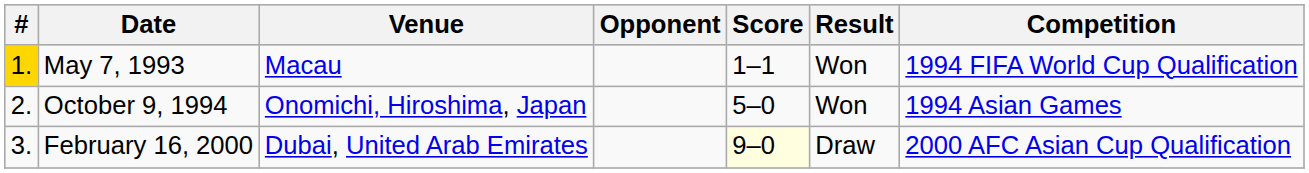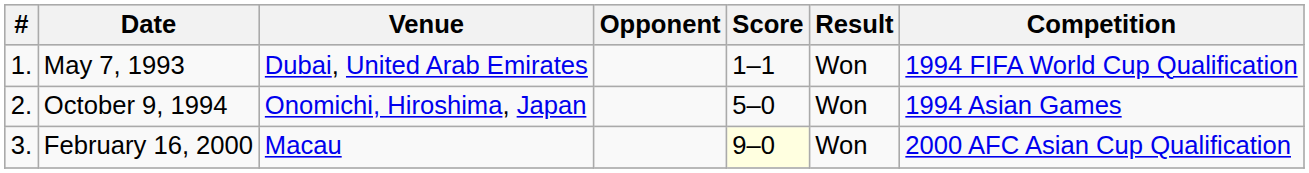(21, 65) gold background -> (21, 65) no background
(303, 65) Macau -> (426, 65) Dubai, United Arab Emirates
(426, 146) Dubai, United Arab Emirates -> (303, 146) Macau
(845, 146) Draw -> (841, 146) Won
